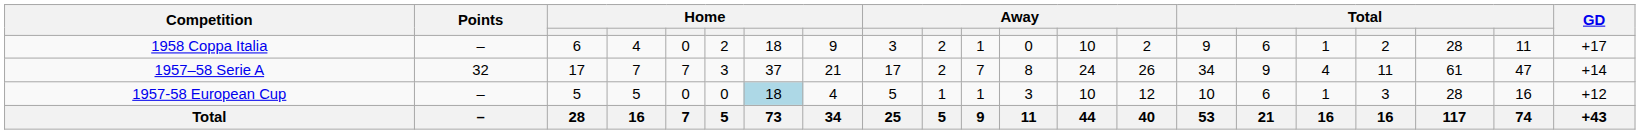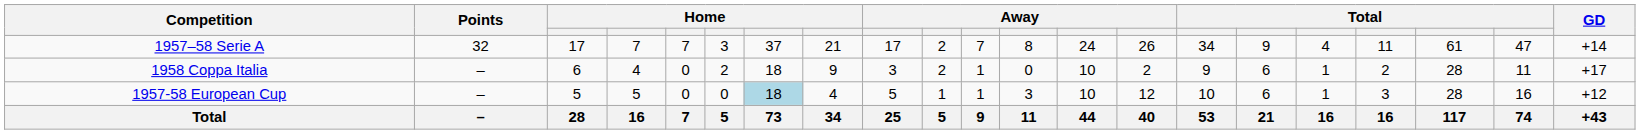rows swapped: (209, 70) <-> (209, 47)
